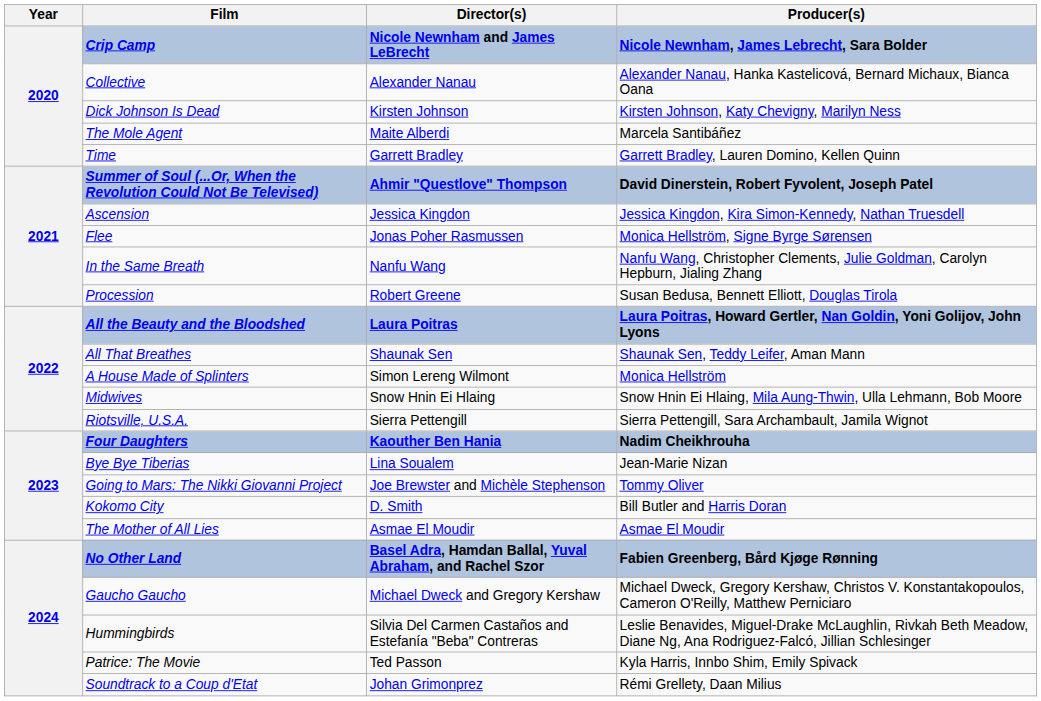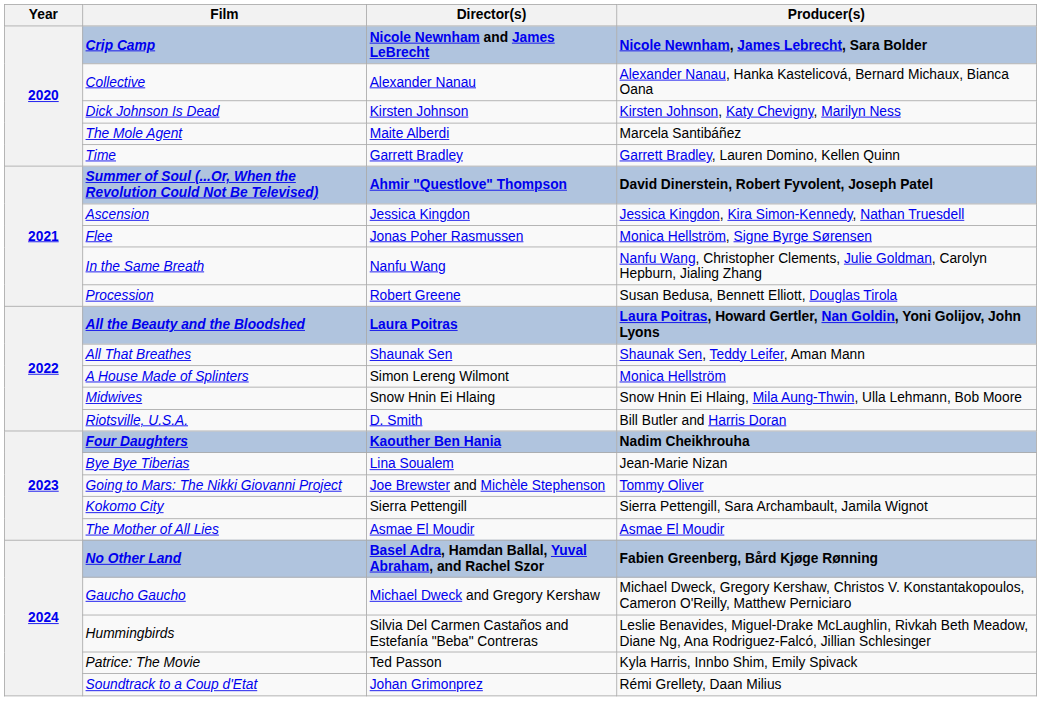(418, 420) Sierra Pettengill -> (396, 420) D. Smith
(774, 420) Sierra Pettengill, Sara Archambault, Jamila Wignot -> (703, 420) Bill Butler and Harris Doran
(396, 507) D. Smith -> (418, 507) Sierra Pettengill
(703, 507) Bill Butler and Harris Doran -> (774, 507) Sierra Pettengill, Sara Archambault, Jamila Wignot
